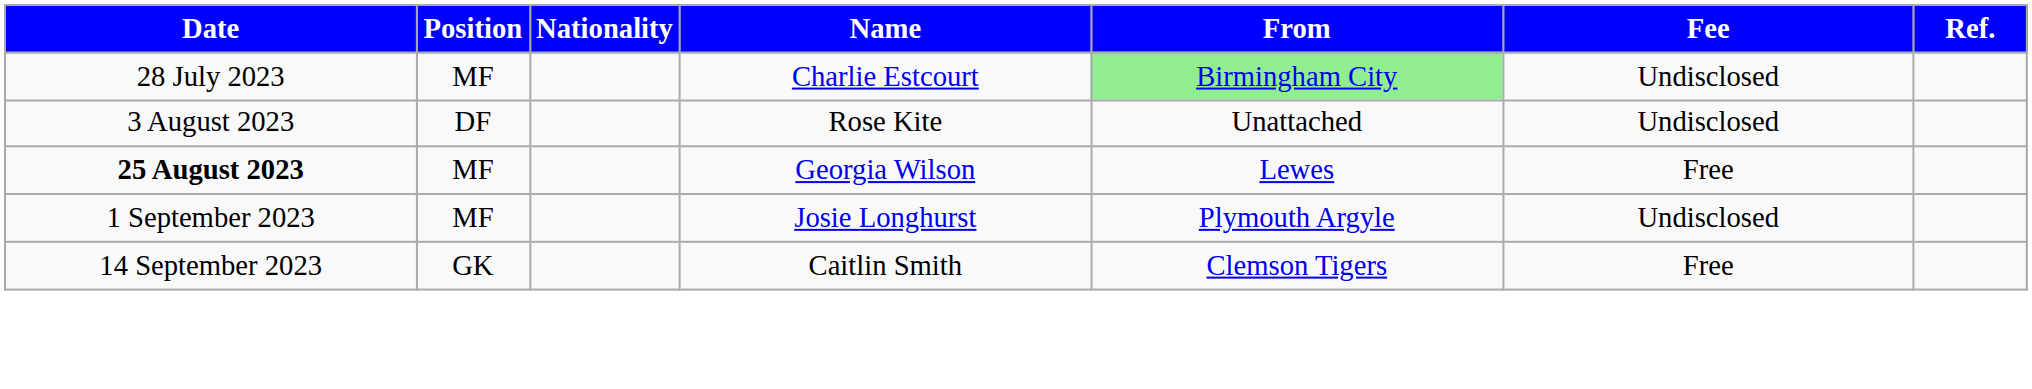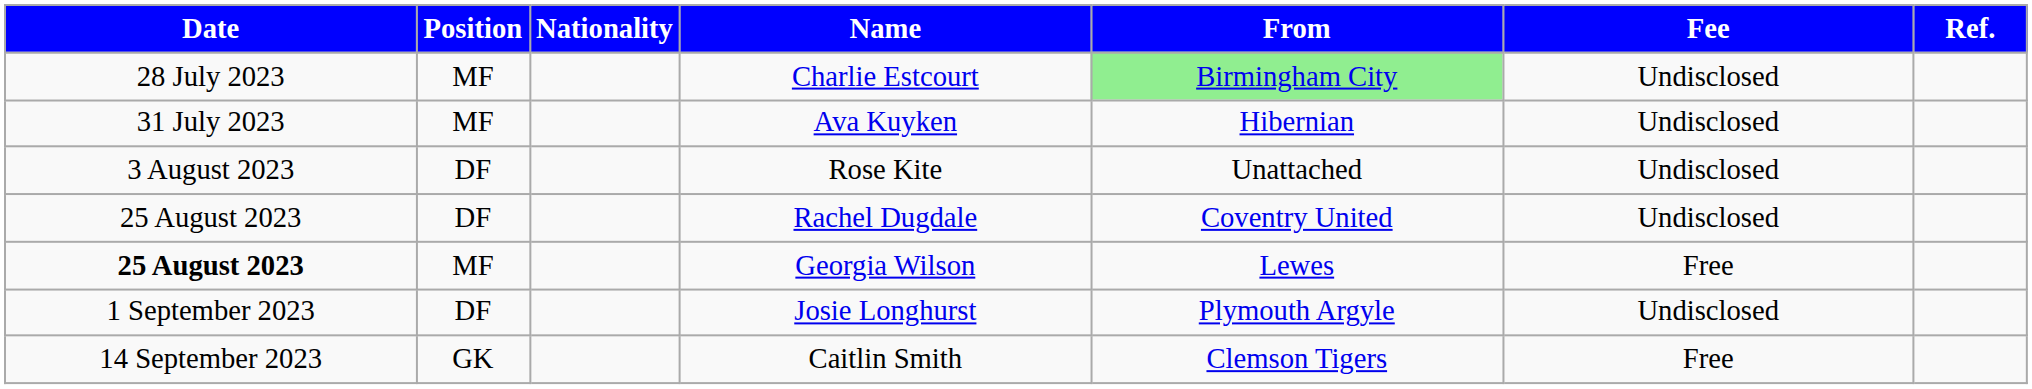+ row: (885, 123)
+ row: (885, 217)
(473, 217) MF -> (473, 312) DF
